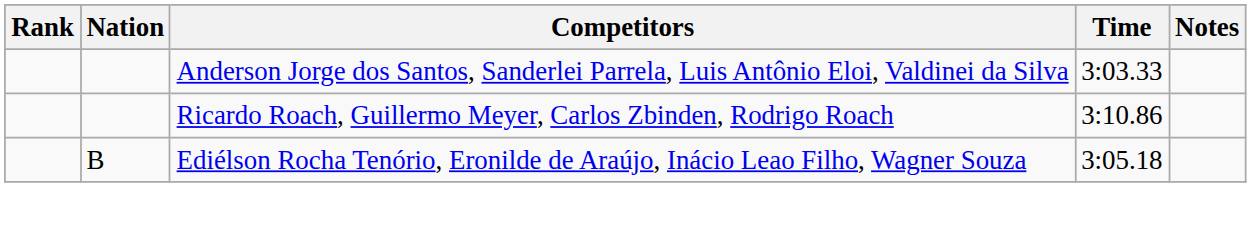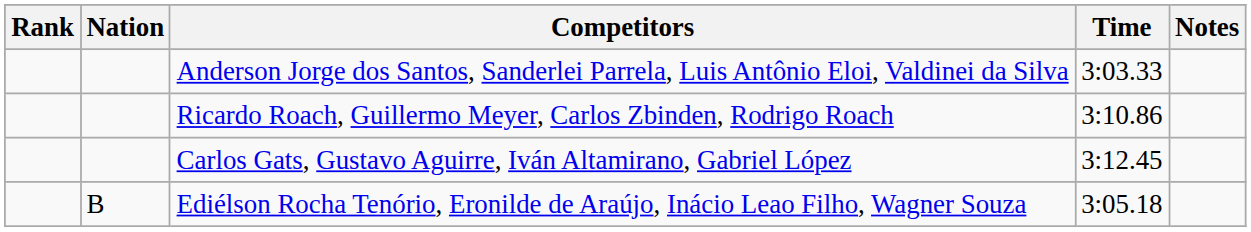+ row: (514, 159)
